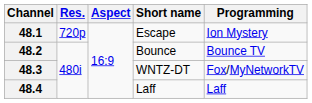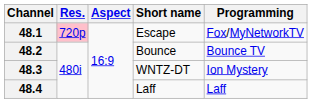(72, 32) no background -> (72, 32) pink background
(237, 32) Ion Mystery -> (255, 32) Fox/MyNetworkTV
(255, 70) Fox/MyNetworkTV -> (237, 70) Ion Mystery
